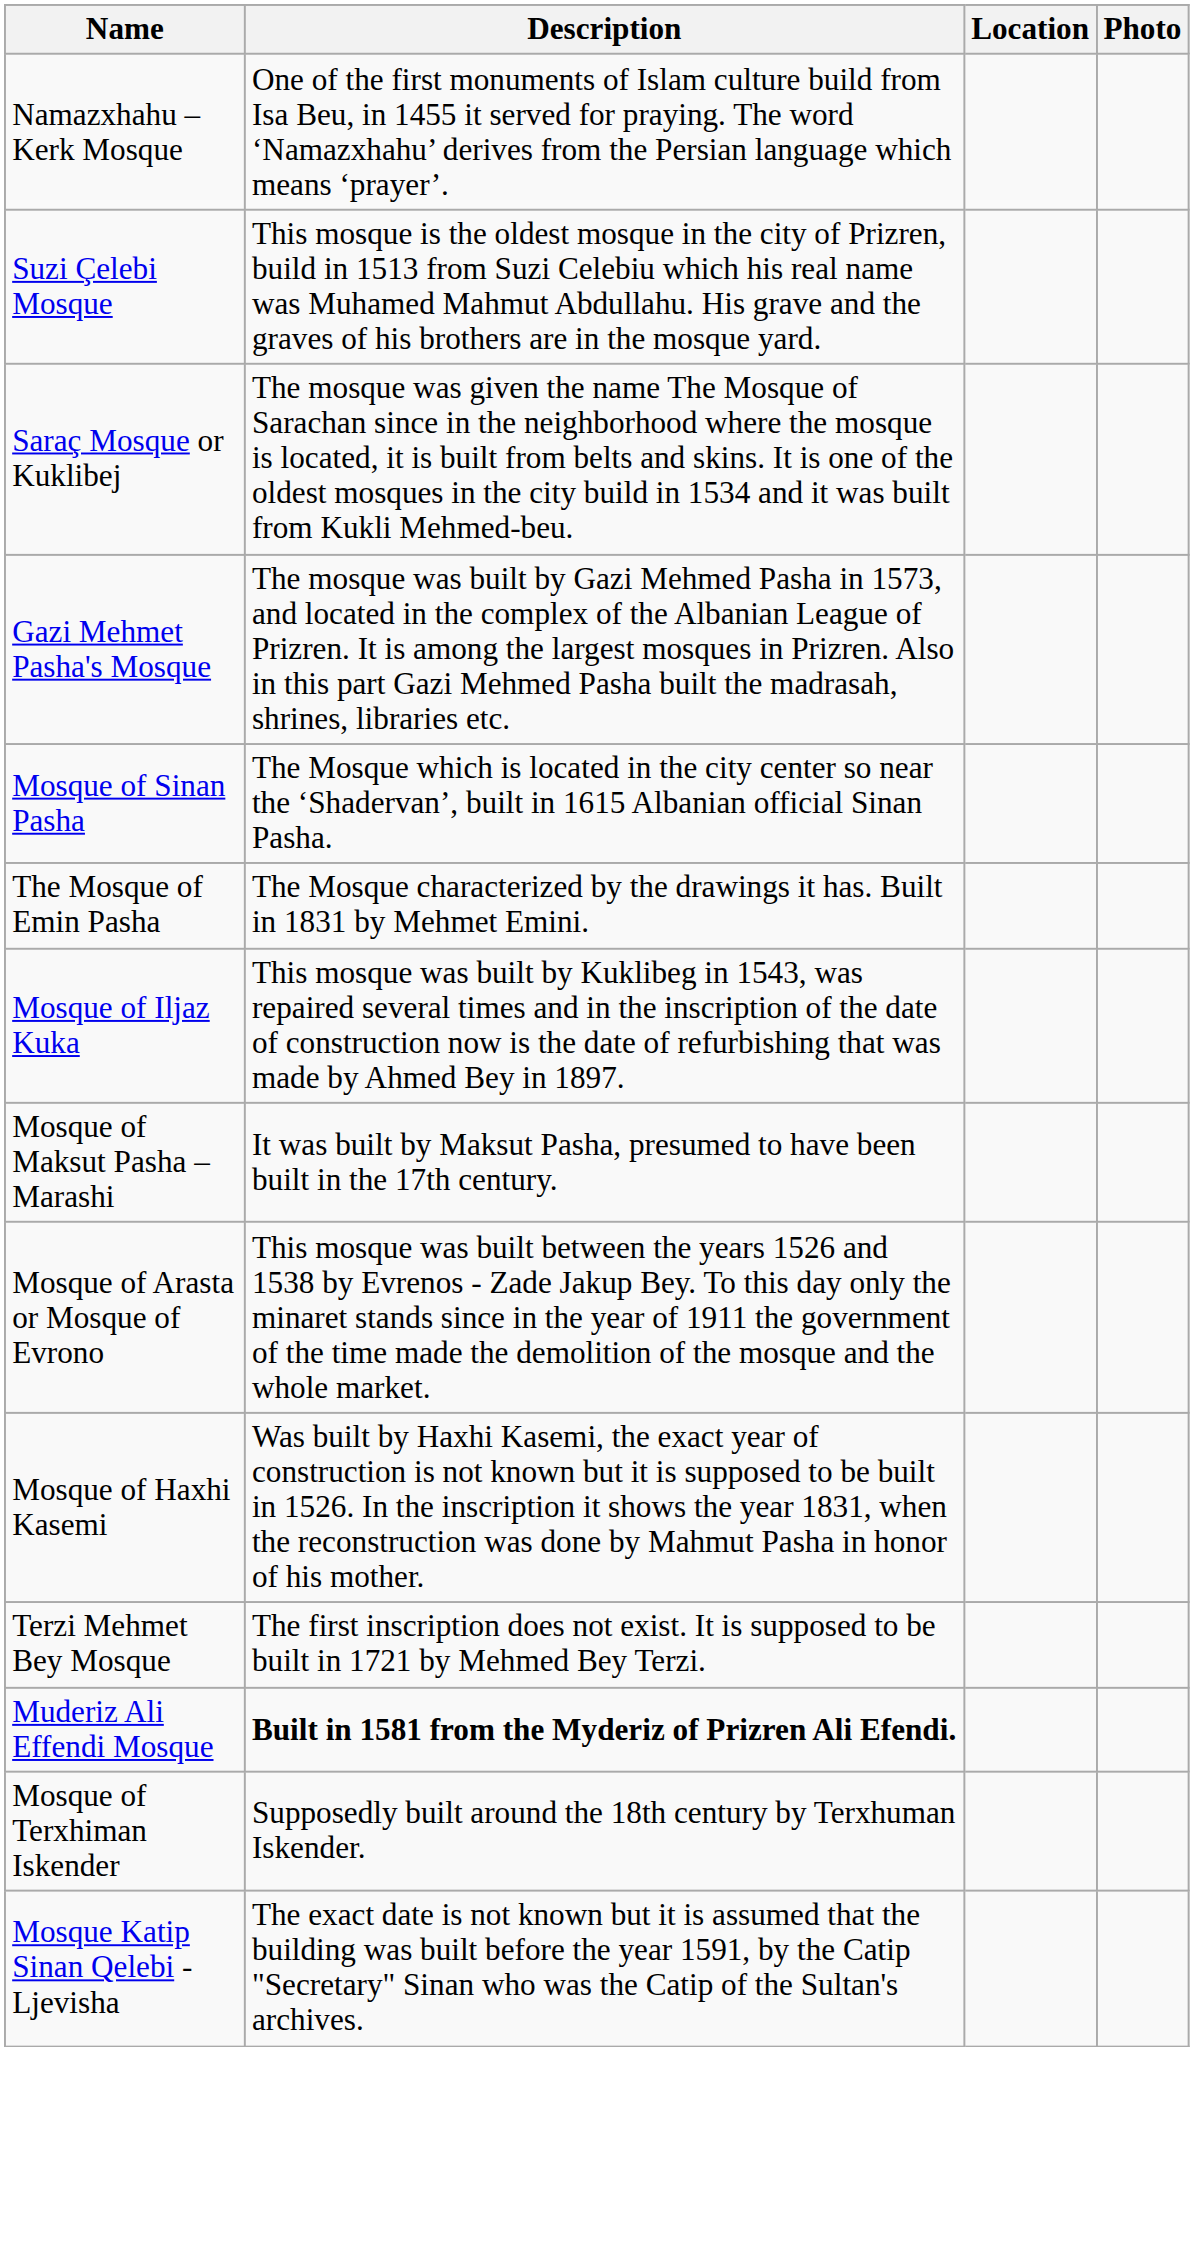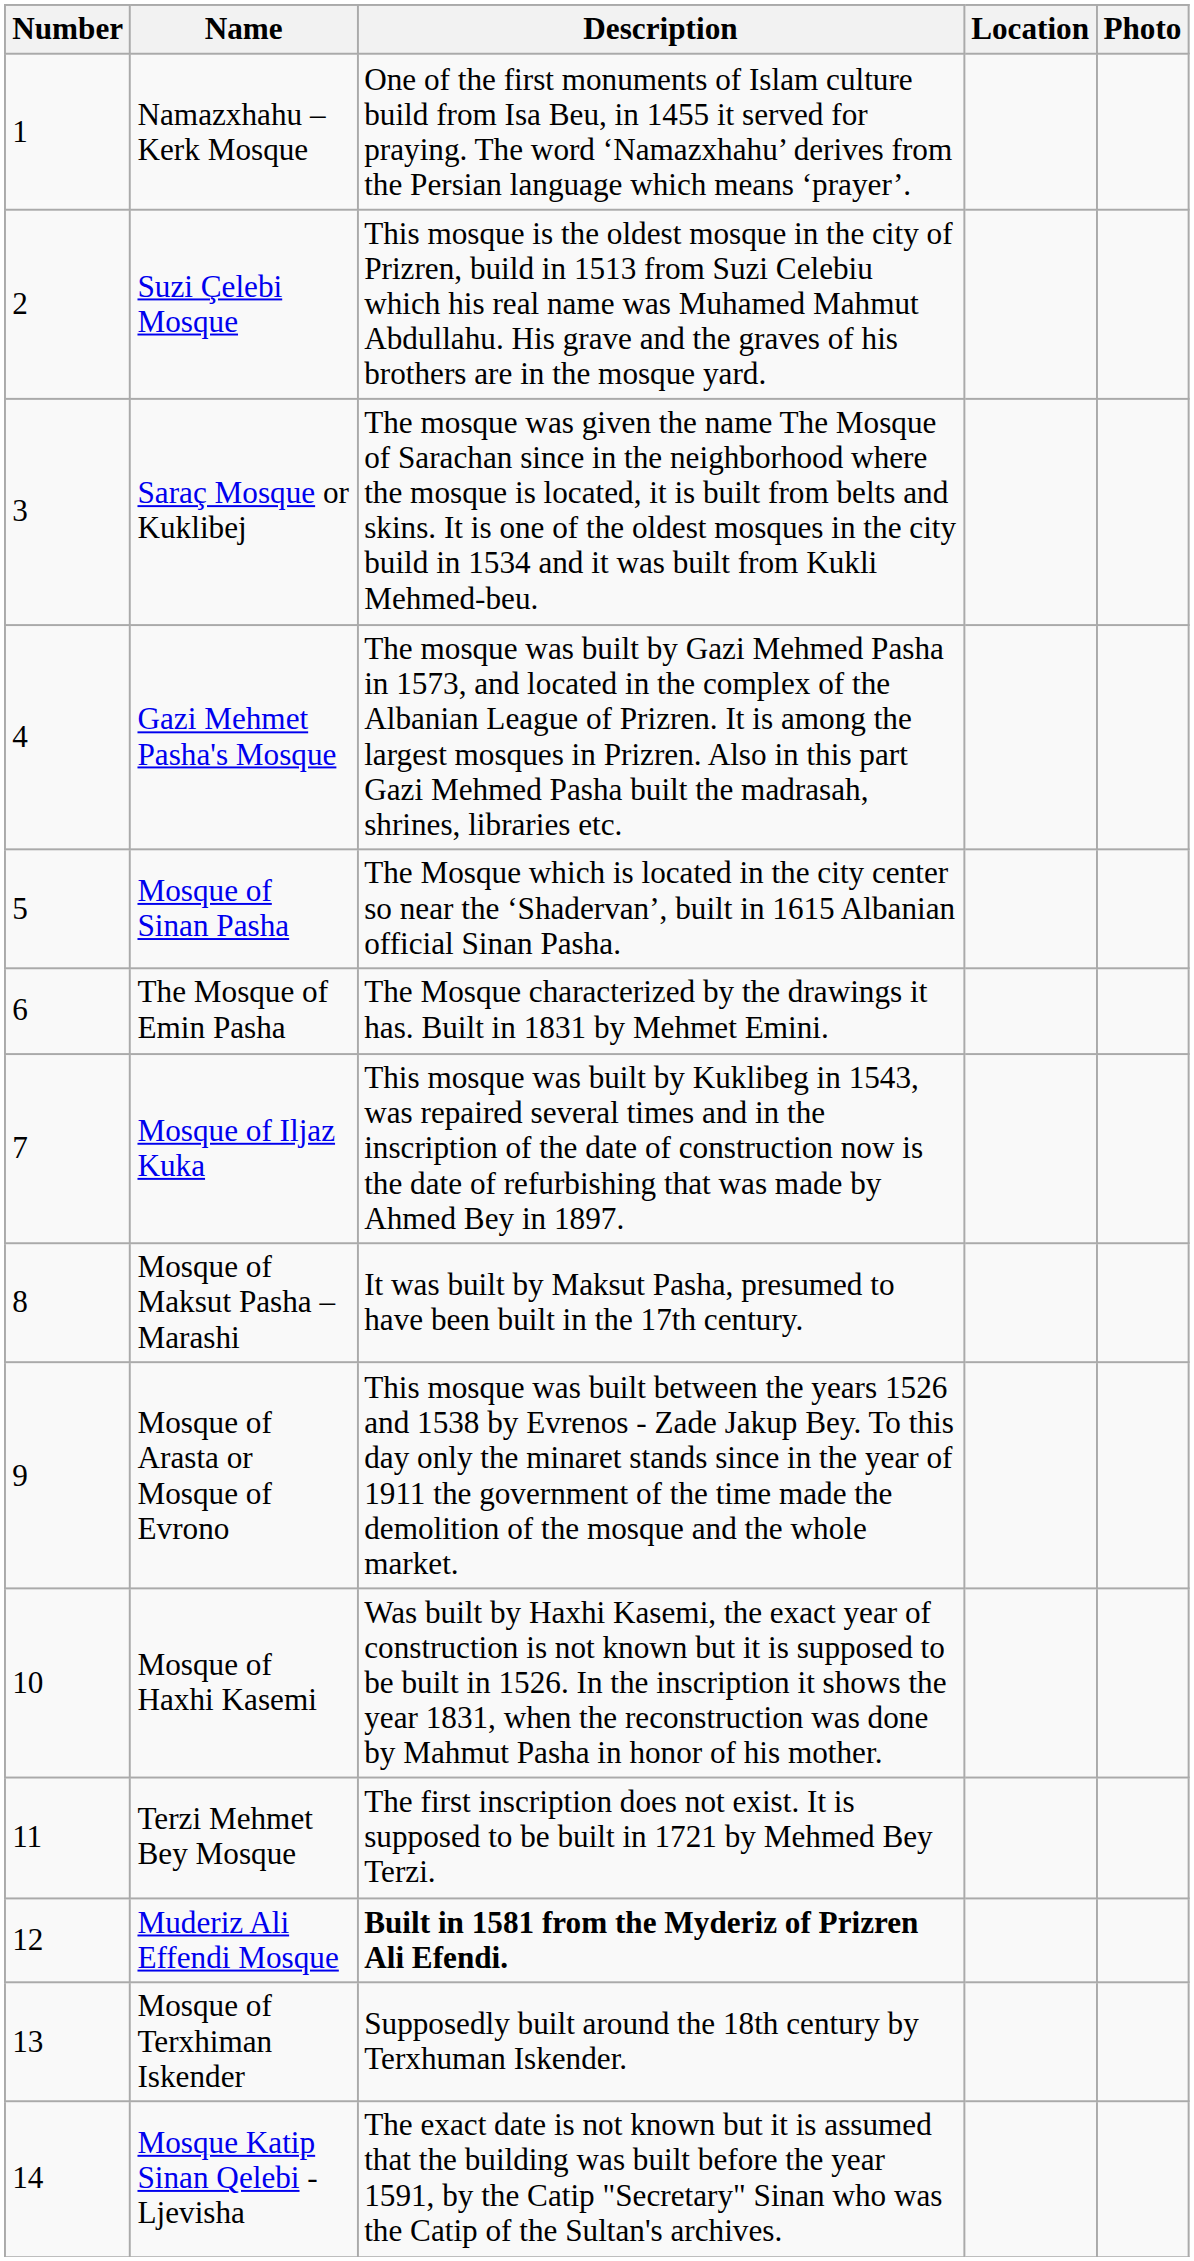+ column: (68, 29)
